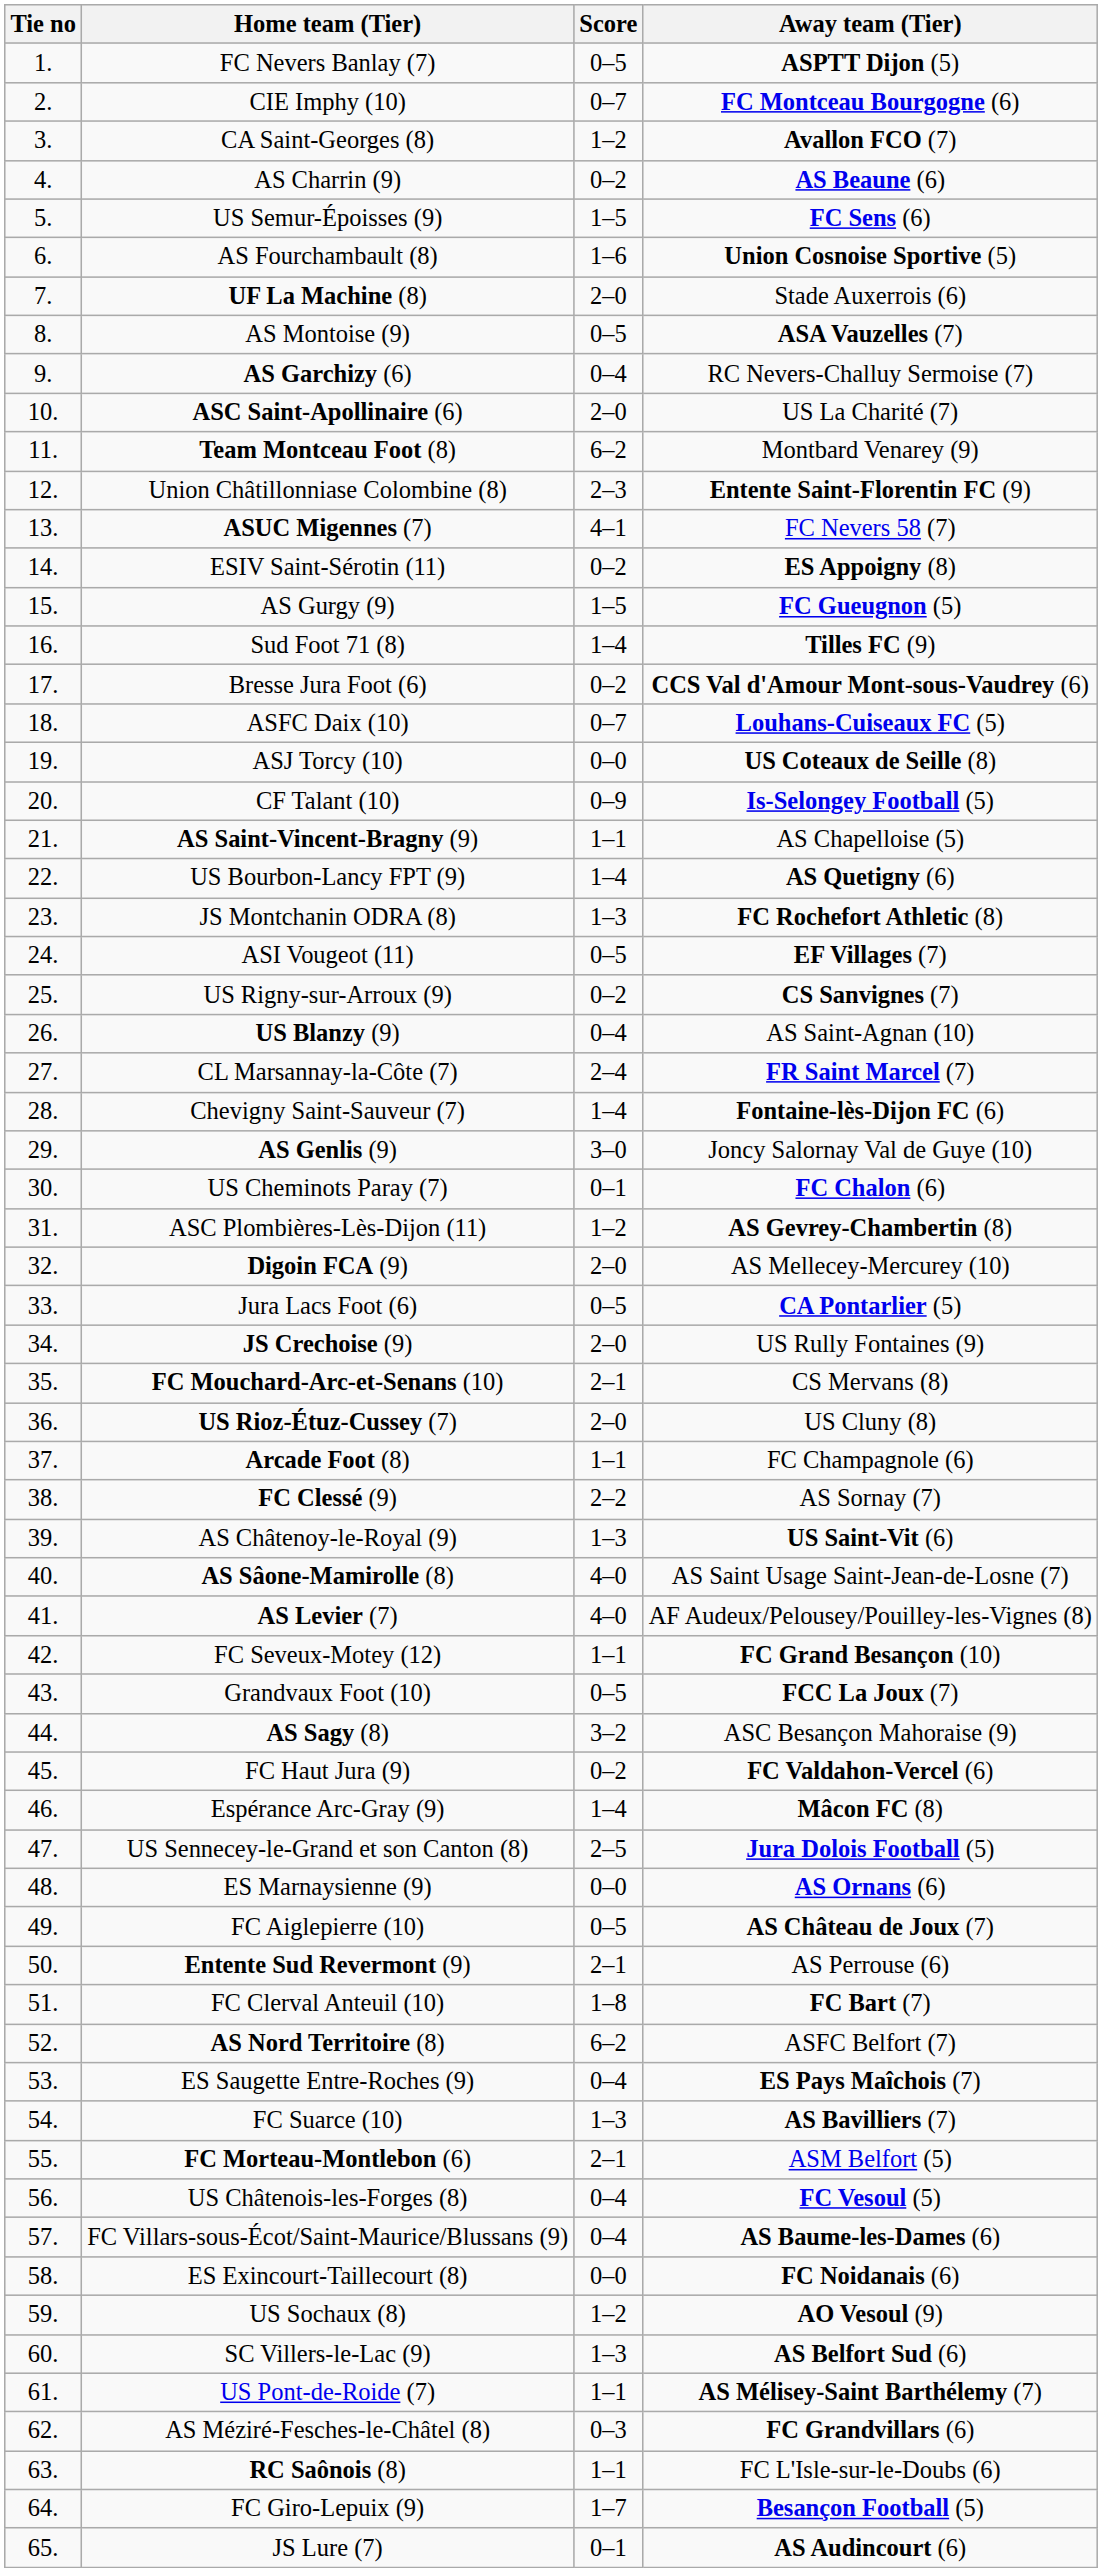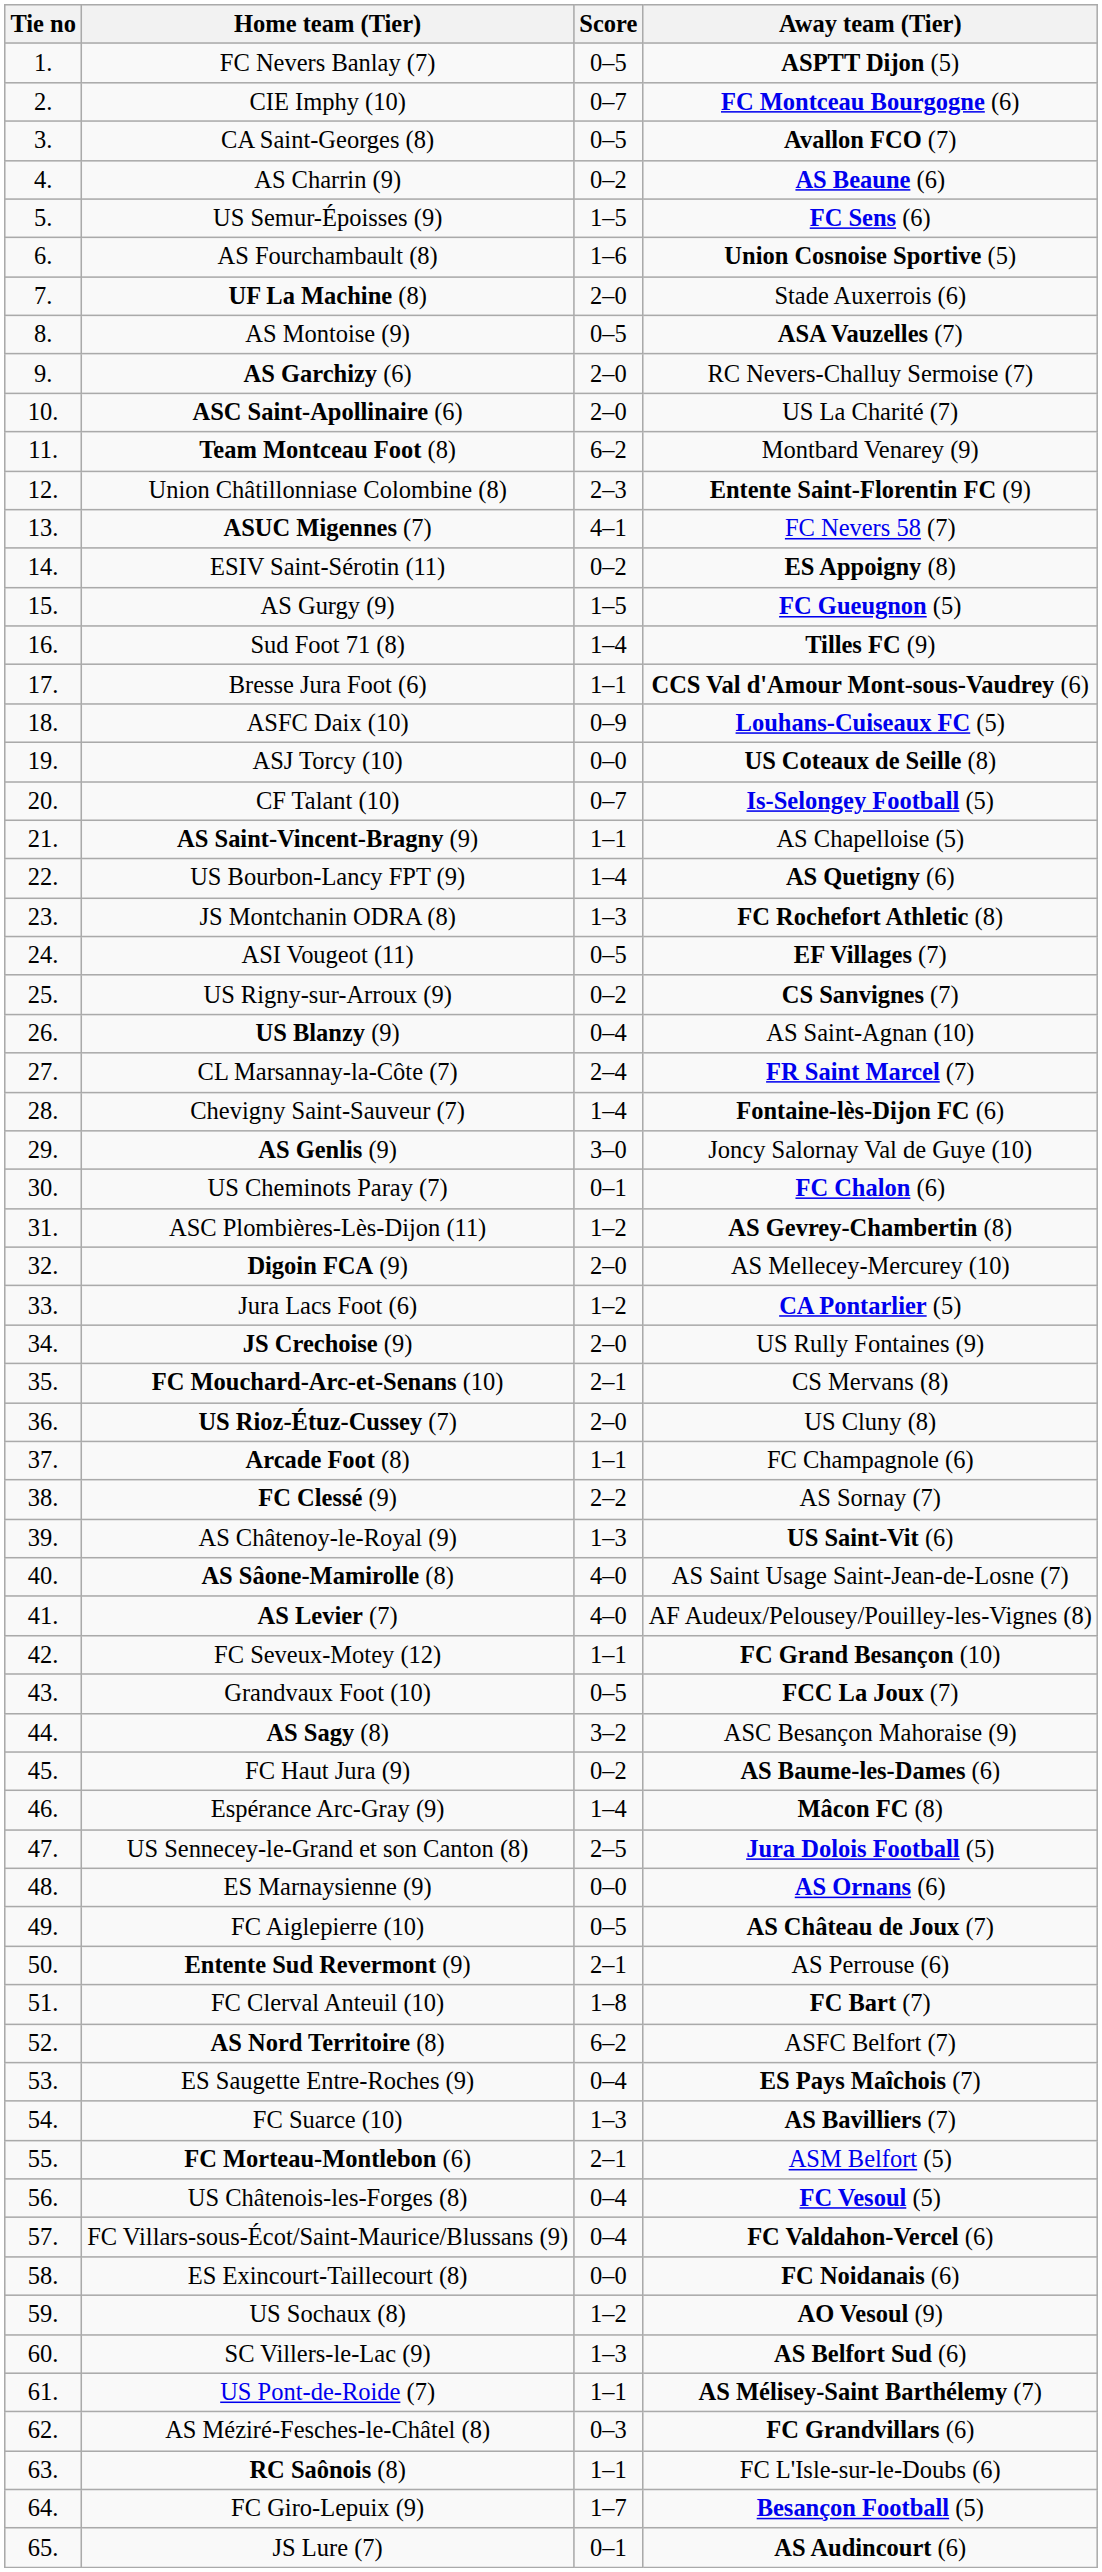(608, 140) 1–2 -> (608, 140) 0–5
(608, 373) 0–4 -> (608, 373) 2–0
(608, 683) 0–2 -> (608, 683) 1–1
(608, 722) 0–7 -> (608, 722) 0–9
(608, 800) 0–9 -> (608, 800) 0–7
(608, 1305) 0–5 -> (608, 1305) 1–2
(870, 1770) FC Valdahon-Vercel (6) -> (870, 1770) AS Baume-les-Dames (6)
(870, 2236) AS Baume-les-Dames (6) -> (870, 2236) FC Valdahon-Vercel (6)
